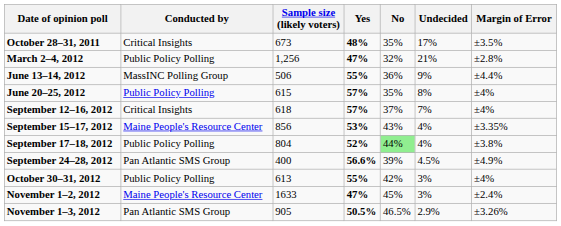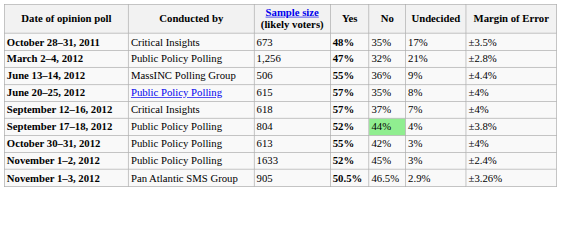- row: (60, 127)
- row: (60, 161)
(193, 195) Maine People's Resource Center -> (176, 161) Public Policy Polling
(357, 195) 47% -> (343, 161) 52%
